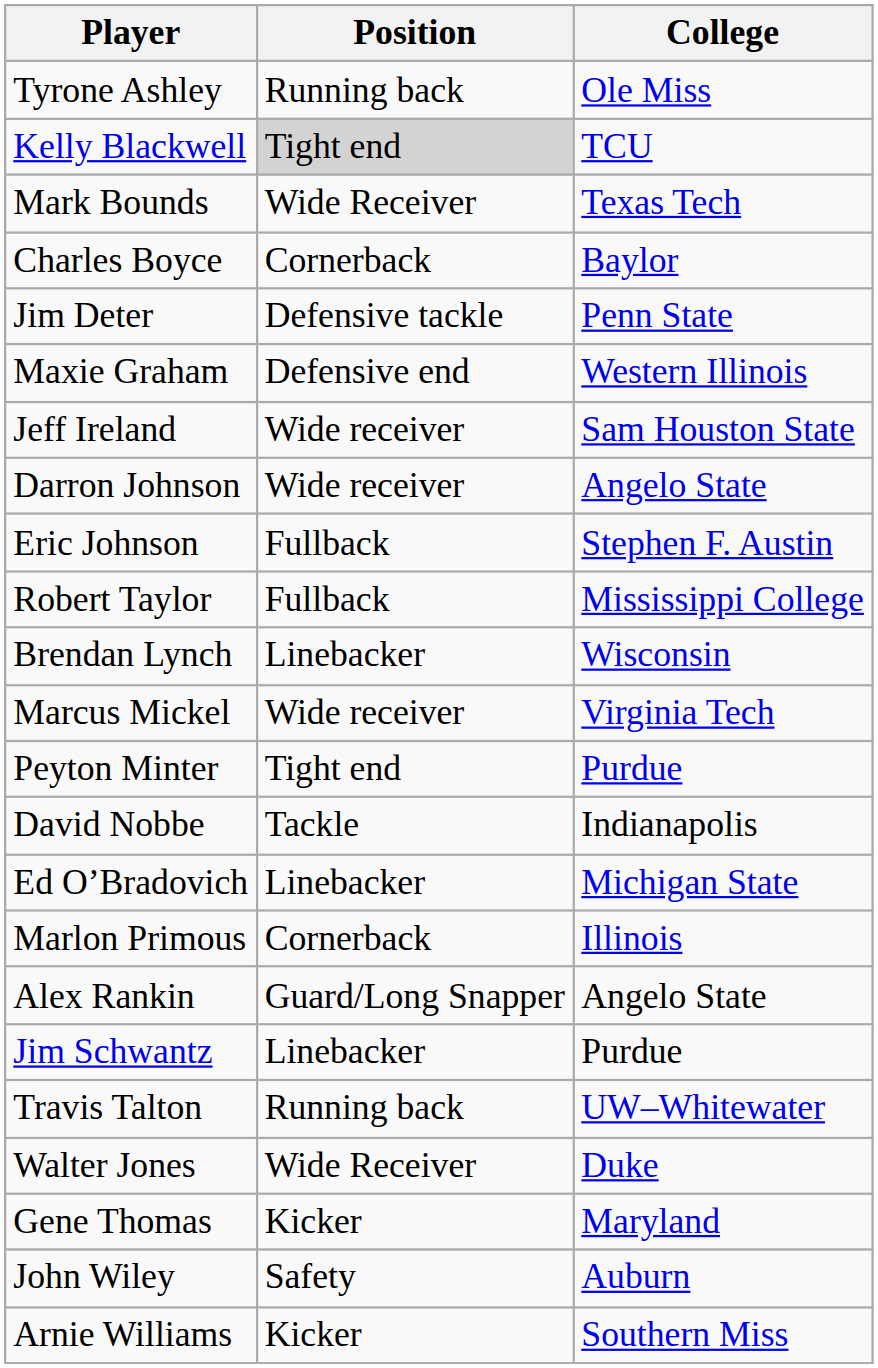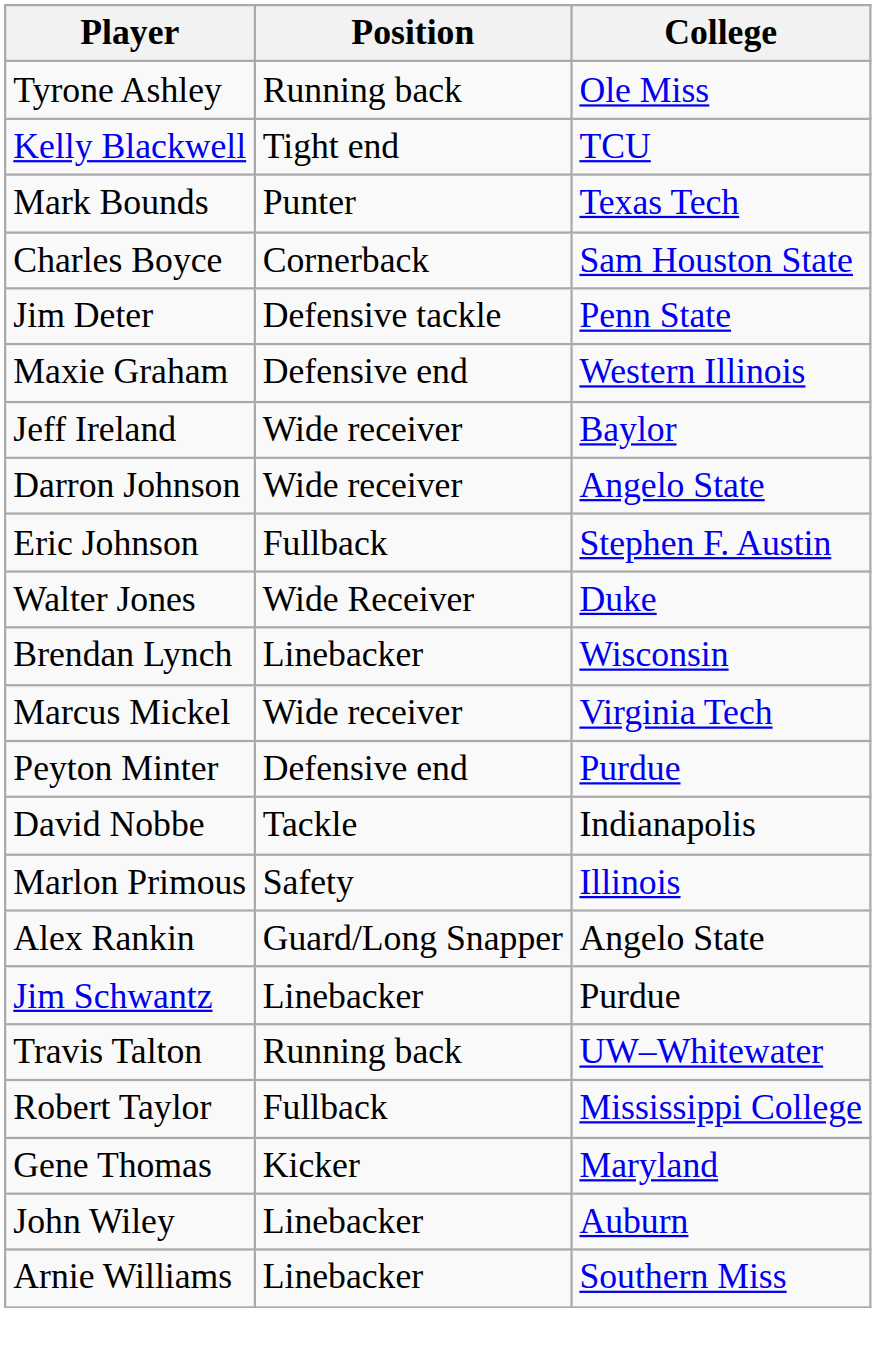(333, 145) lightgrey background -> (331, 145) no background
(370, 202) Wide Receiver -> (309, 202) Punter
(630, 259) Baylor -> (716, 259) Sam Houston State
(718, 428) Sam Houston State -> (628, 428) Baylor
rows swapped: (105, 1164) <-> (112, 598)
(333, 768) Tight end -> (365, 768) Defensive end
- row: (131, 881)
(348, 938) Cornerback -> (308, 881) Safety
(310, 1277) Safety -> (343, 1221) Linebacker
(313, 1334) Kicker -> (343, 1277) Linebacker
